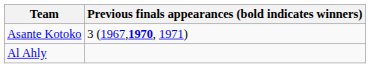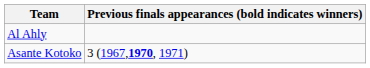rows swapped: (44, 33) <-> (27, 53)
